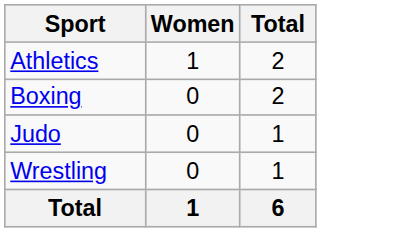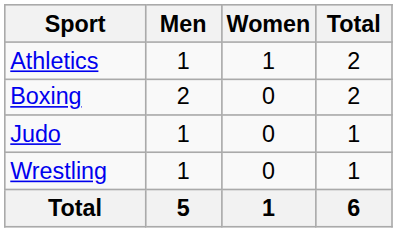+ column: (183, 24)
